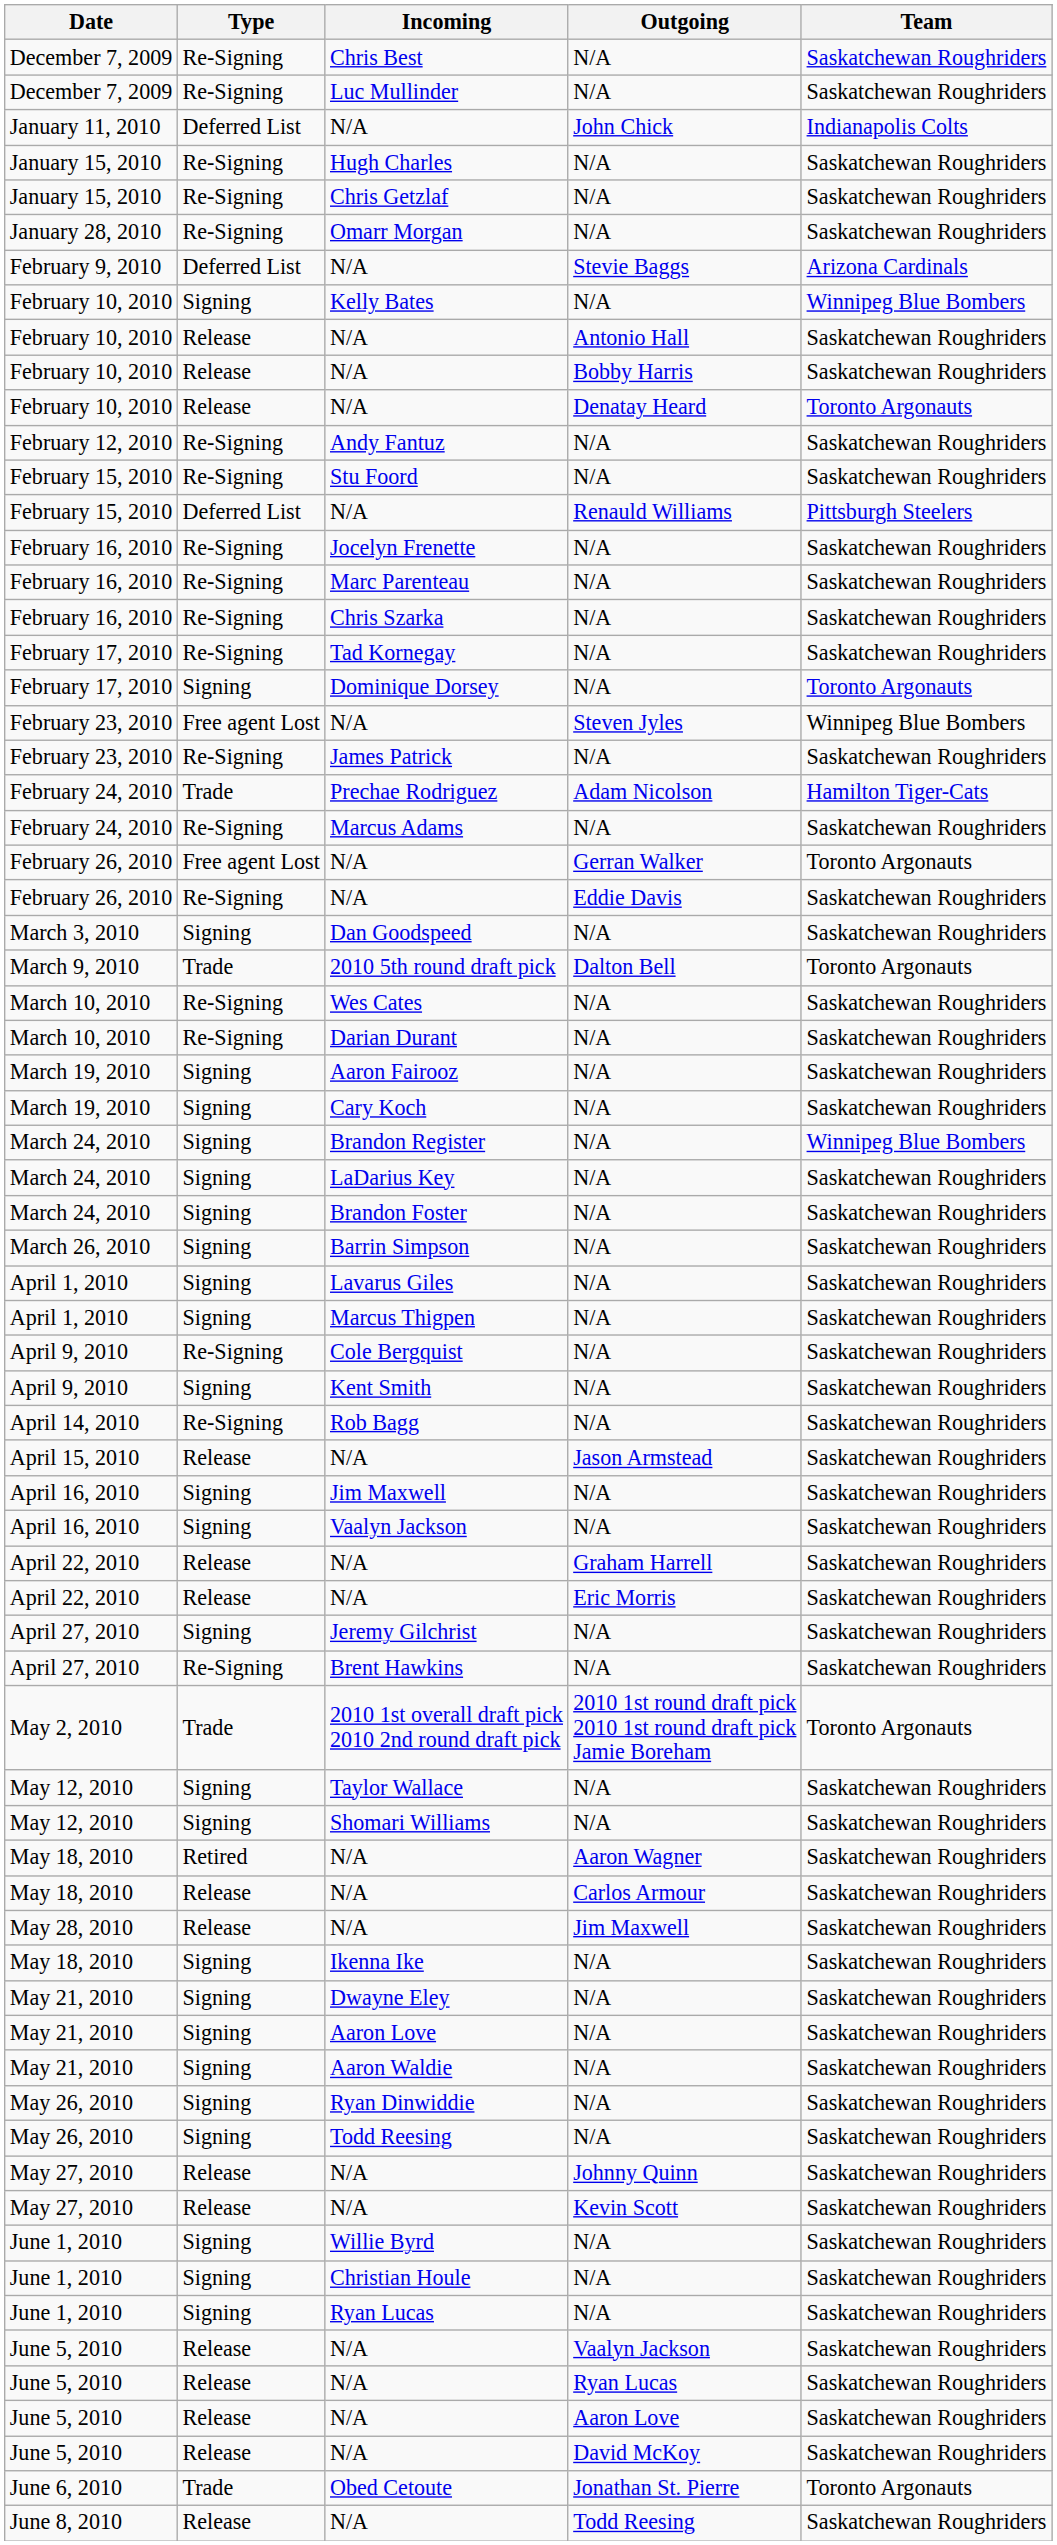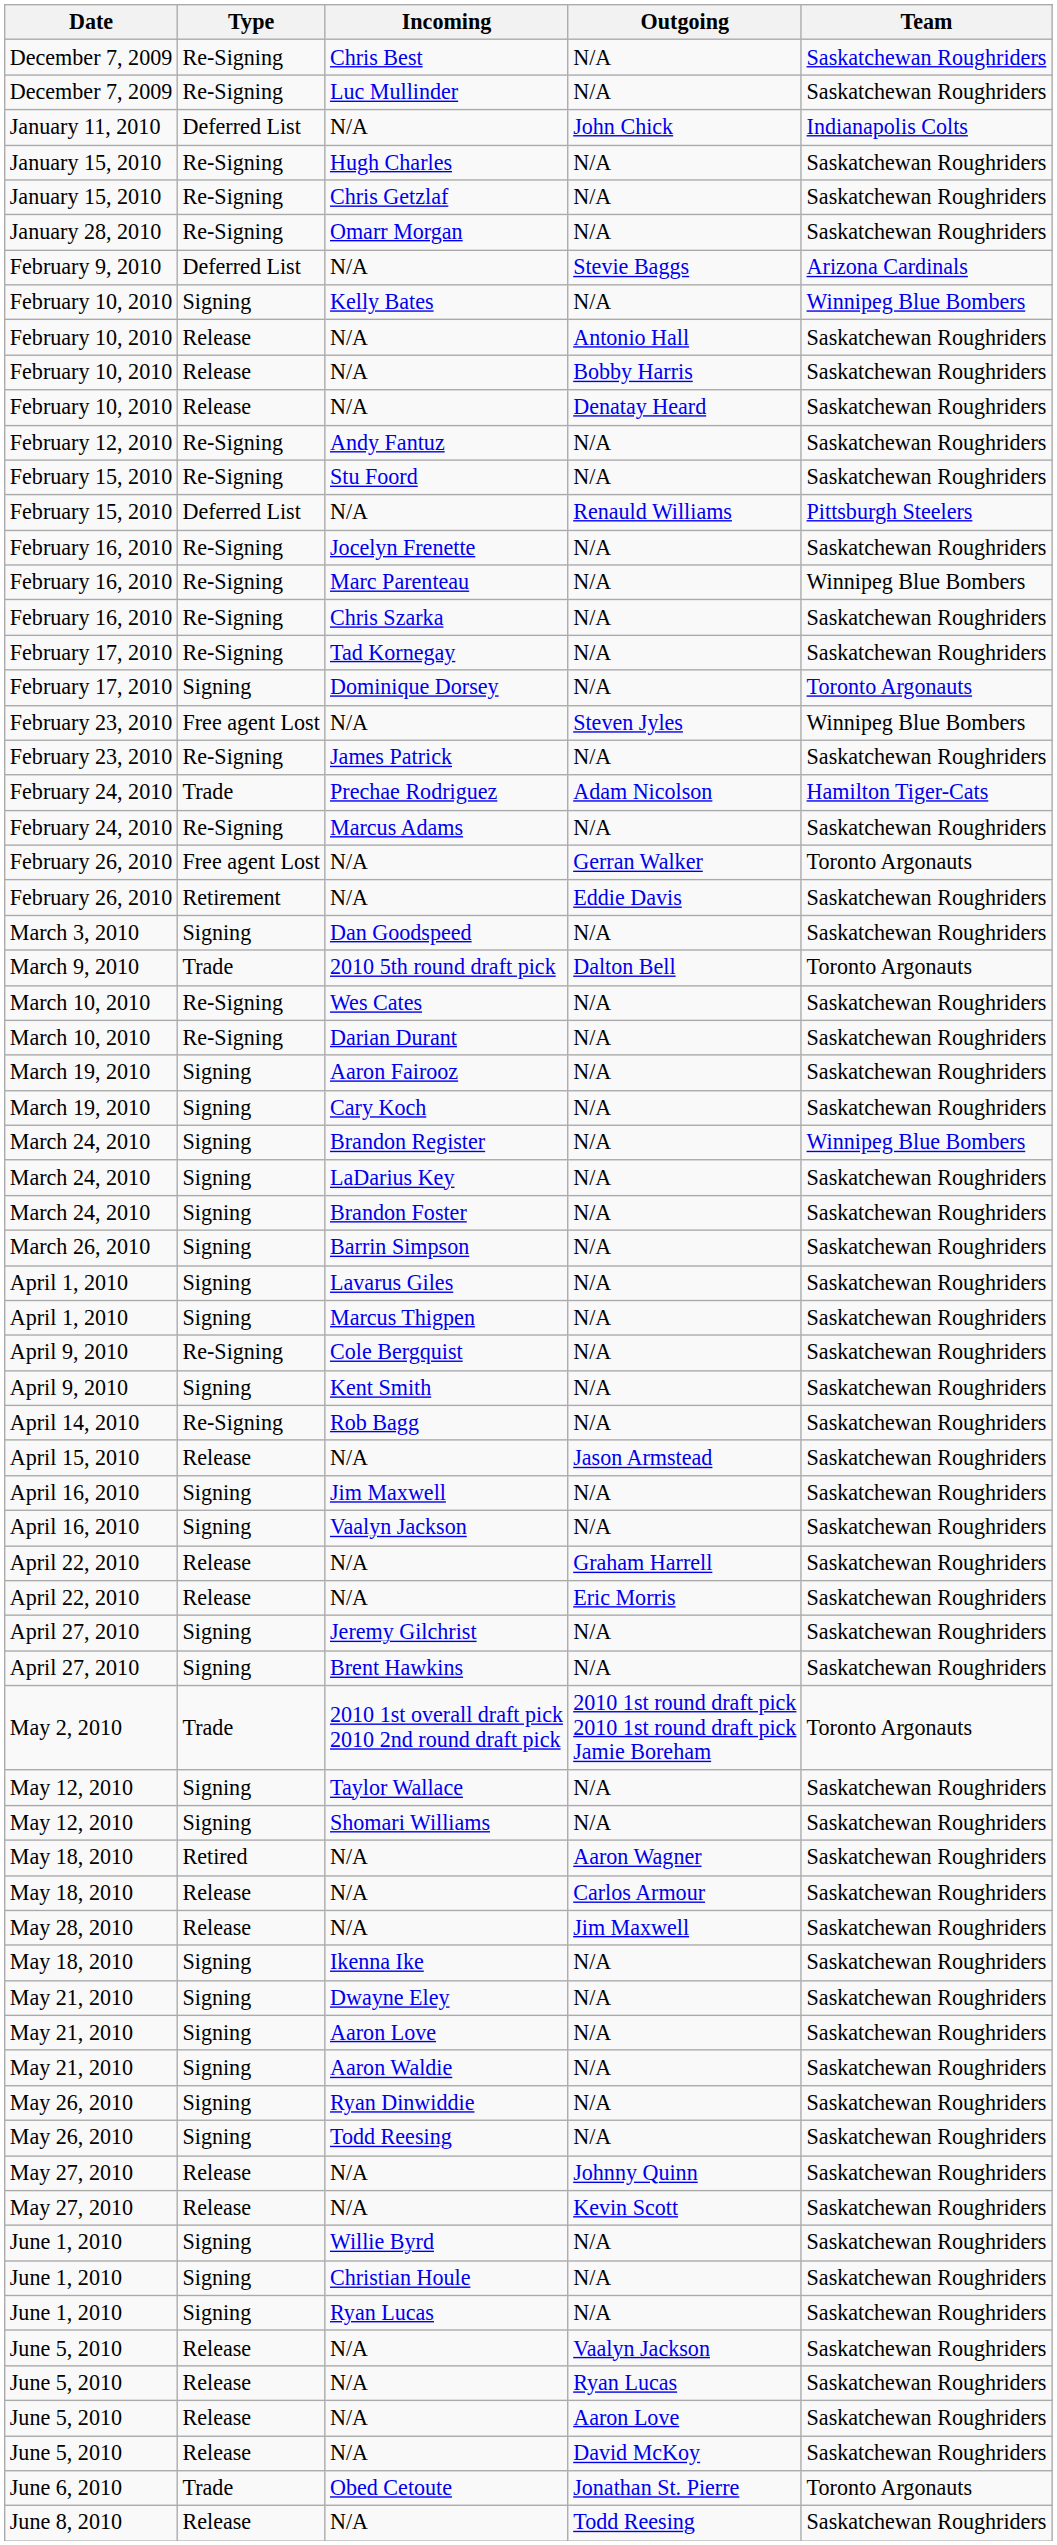(889, 407) Toronto Argonauts -> (926, 407) Saskatchewan Roughriders
(926, 582) Saskatchewan Roughriders -> (916, 582) Winnipeg Blue Bombers
(233, 897) Re-Signing -> (232, 897) Retirement
(233, 1667) Re-Signing -> (217, 1667) Signing
